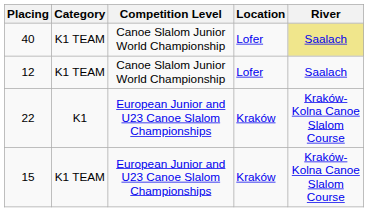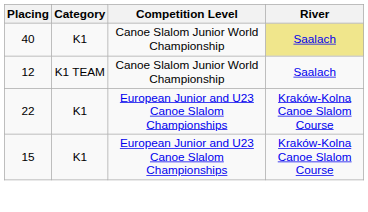- column: (261, 13)
(80, 39) K1 TEAM -> (80, 39) K1
(80, 177) K1 TEAM -> (80, 156) K1
